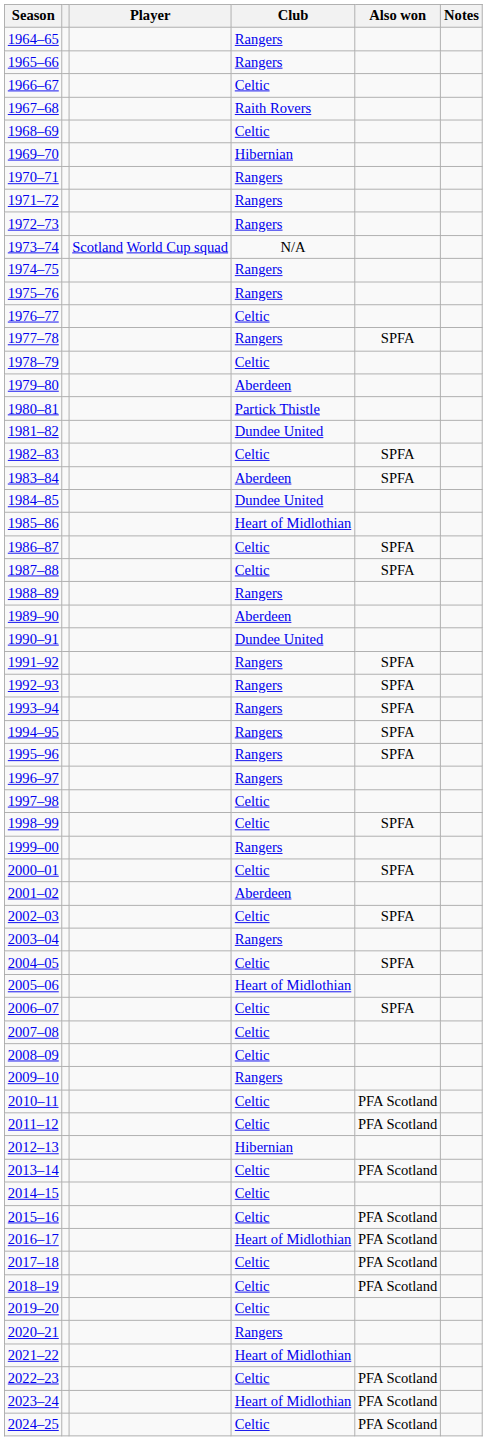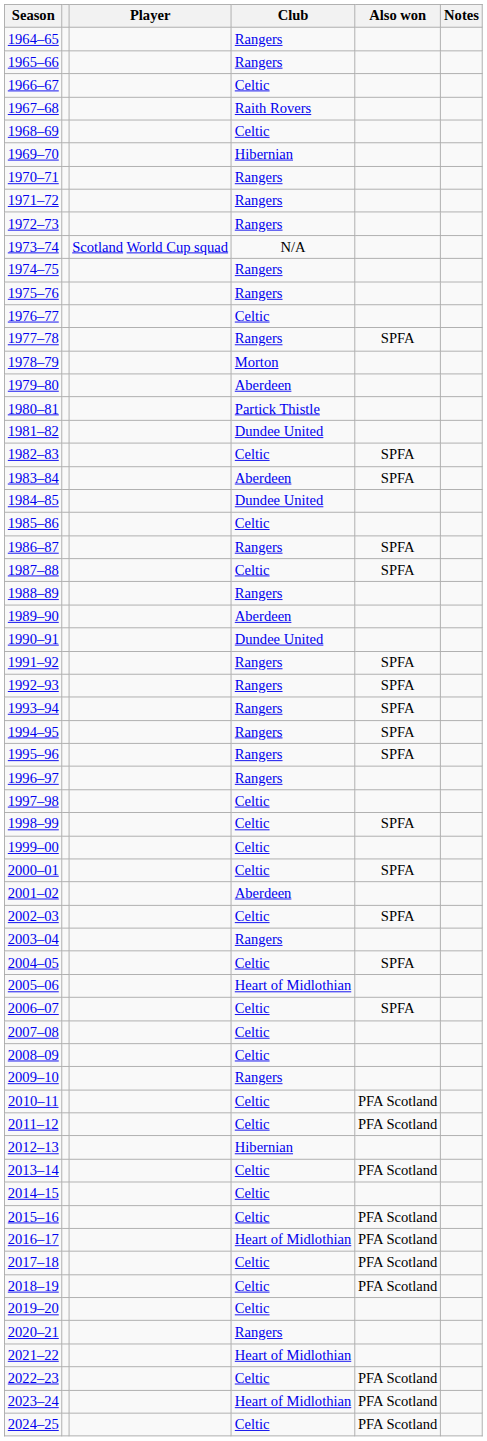(252, 362) Celtic -> (257, 362) Morton
(293, 524) Heart of Midlothian -> (252, 524) Celtic
(252, 547) Celtic -> (259, 547) Rangers
(259, 847) Rangers -> (252, 847) Celtic
